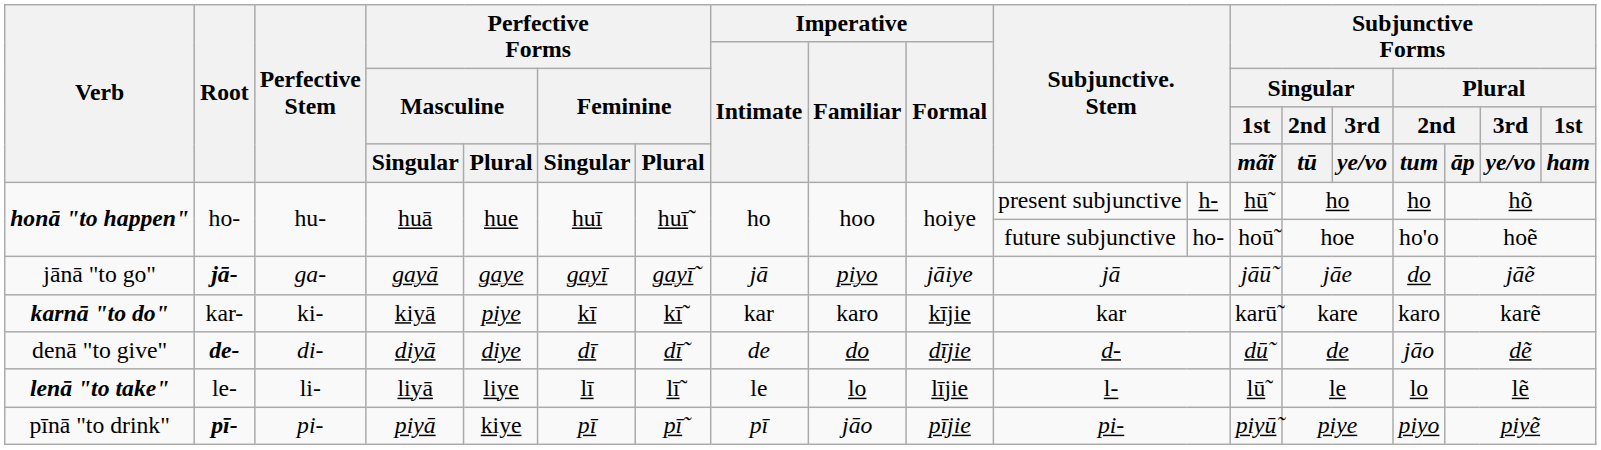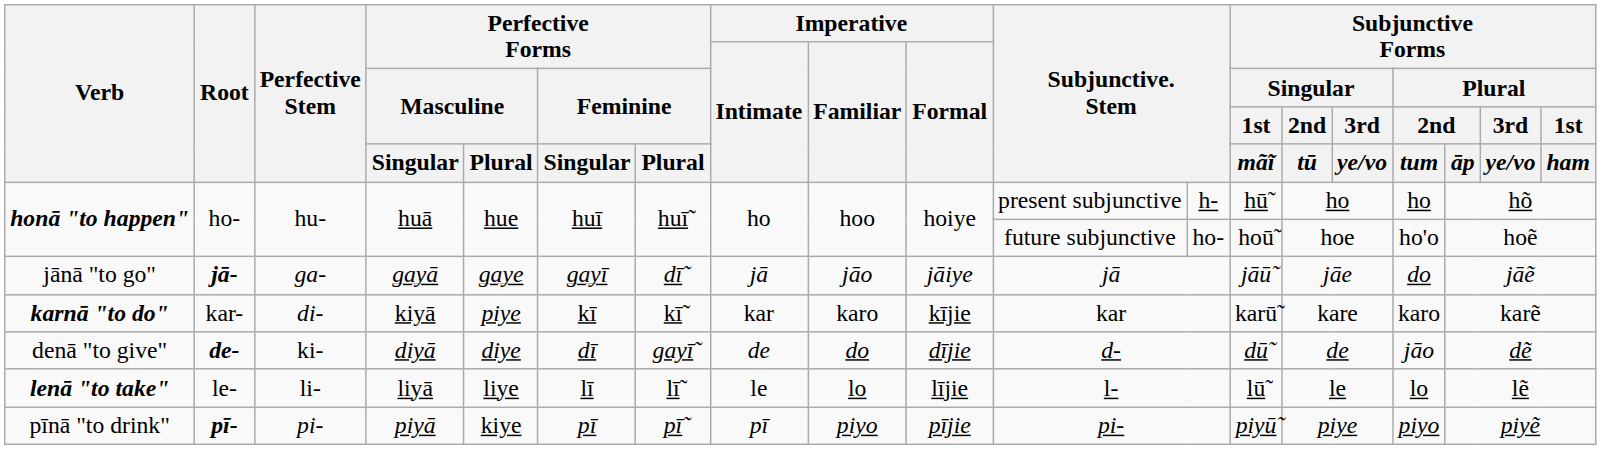(673, 275) gayī̃ -> (673, 275) dī̃
(857, 275) piyo -> (857, 275) jāo
(310, 312) ki- -> (310, 312) di-
(310, 350) di- -> (310, 350) ki-
(673, 350) dī̃ -> (673, 350) gayī̃
(857, 425) jāo -> (857, 425) piyo
